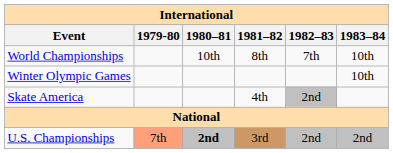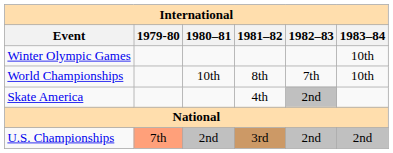rows swapped: (69, 76) <-> (65, 55)
(208, 138) bold -> (208, 138) normal
